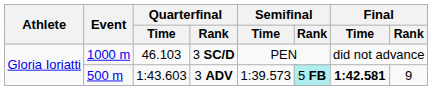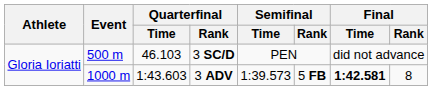(109, 55) 1000 m -> (105, 55) 500 m
(105, 75) 500 m -> (109, 75) 1000 m
(312, 75) paleturquoise background -> (312, 75) no background
(409, 75) 9 -> (409, 75) 8
